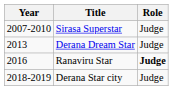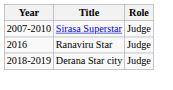- row: (95, 45)
(153, 61) bold -> (139, 45) normal
